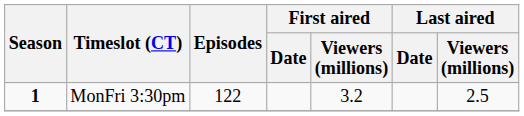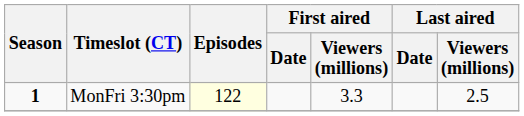(228, 96) no background -> (228, 96) lightyellow background
(351, 96) 3.2 -> (351, 96) 3.3
